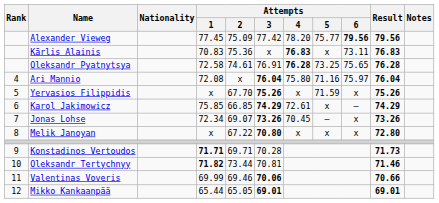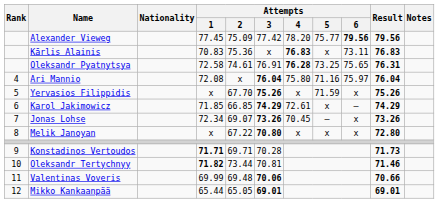(388, 65) 76.28 -> (388, 65) 76.31
(211, 106) 75.85 -> (211, 106) 71.85
(240, 178) 69.46 -> (240, 178) 69.48
